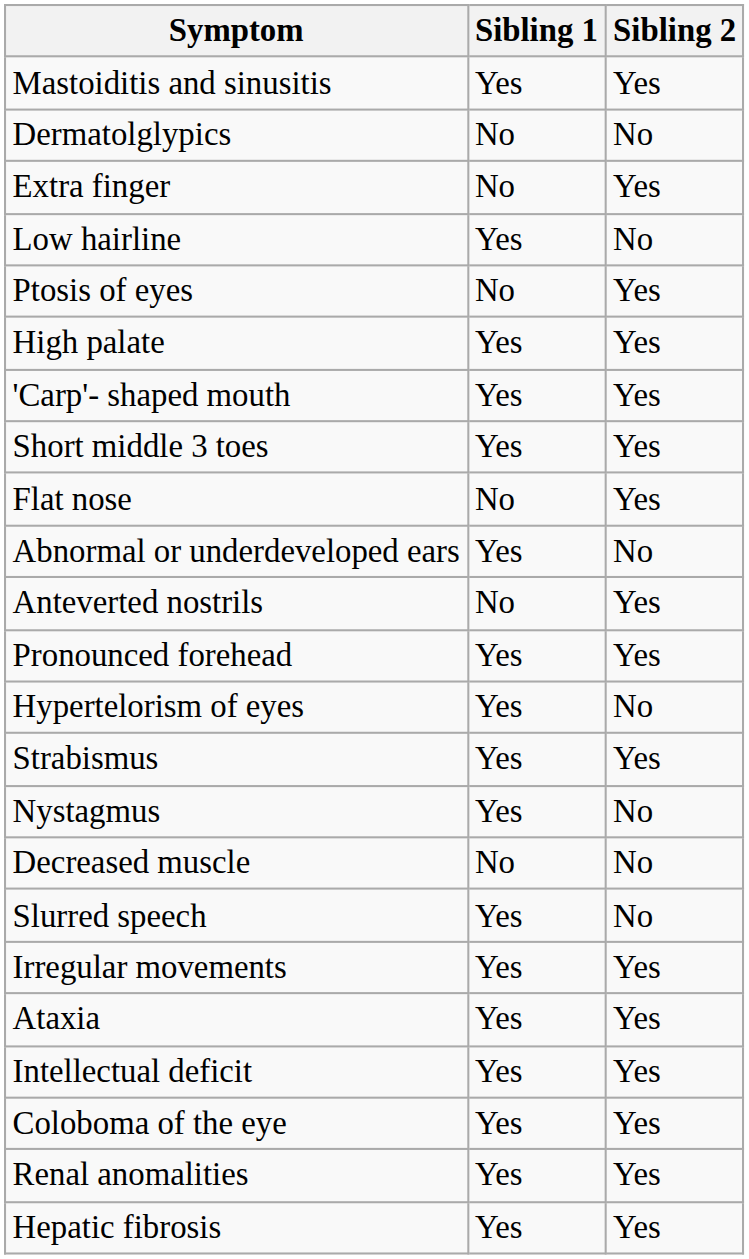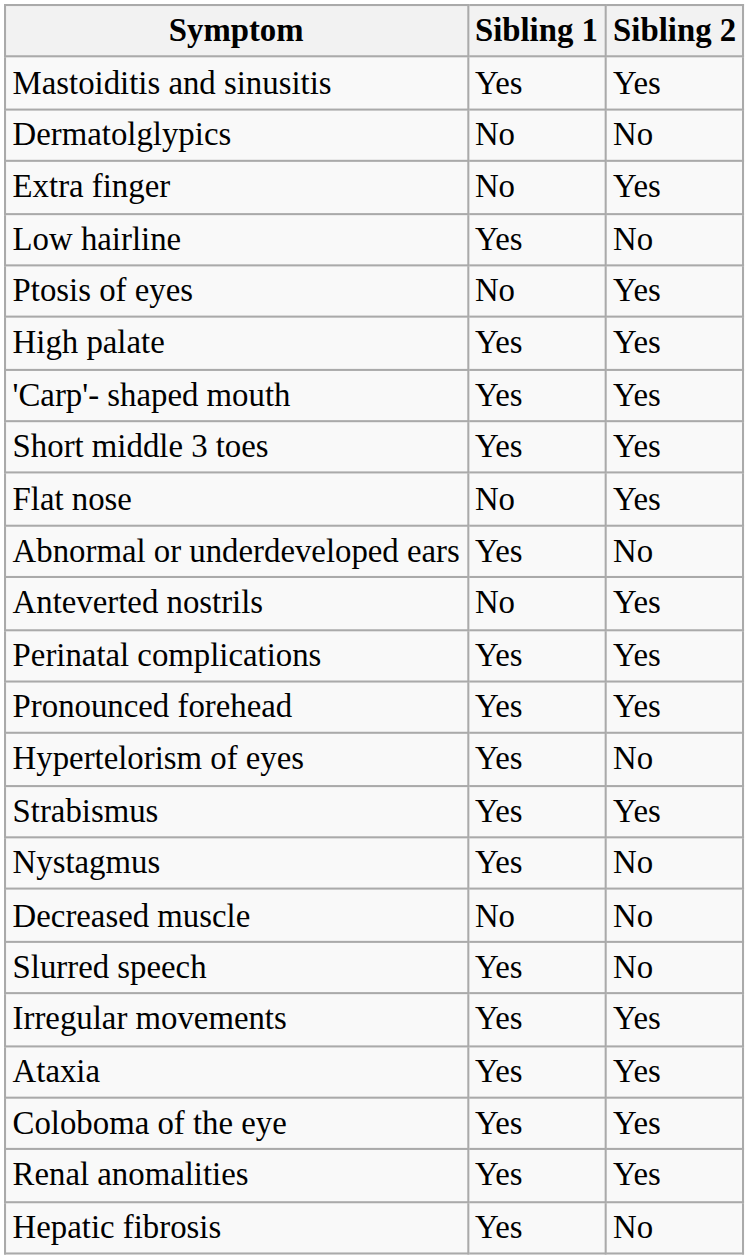+ row: (167, 654)
- row: (132, 1070)
(637, 1226) Yes -> (633, 1226) No
